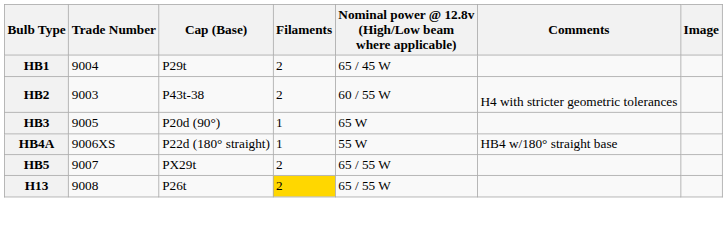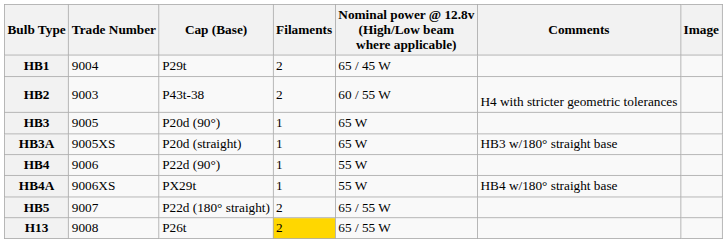+ row: (37, 144)
+ row: (37, 165)
(216, 144) P22d (180° straight) -> (179, 186) PX29t
(179, 165) PX29t -> (216, 207) P22d (180° straight)
